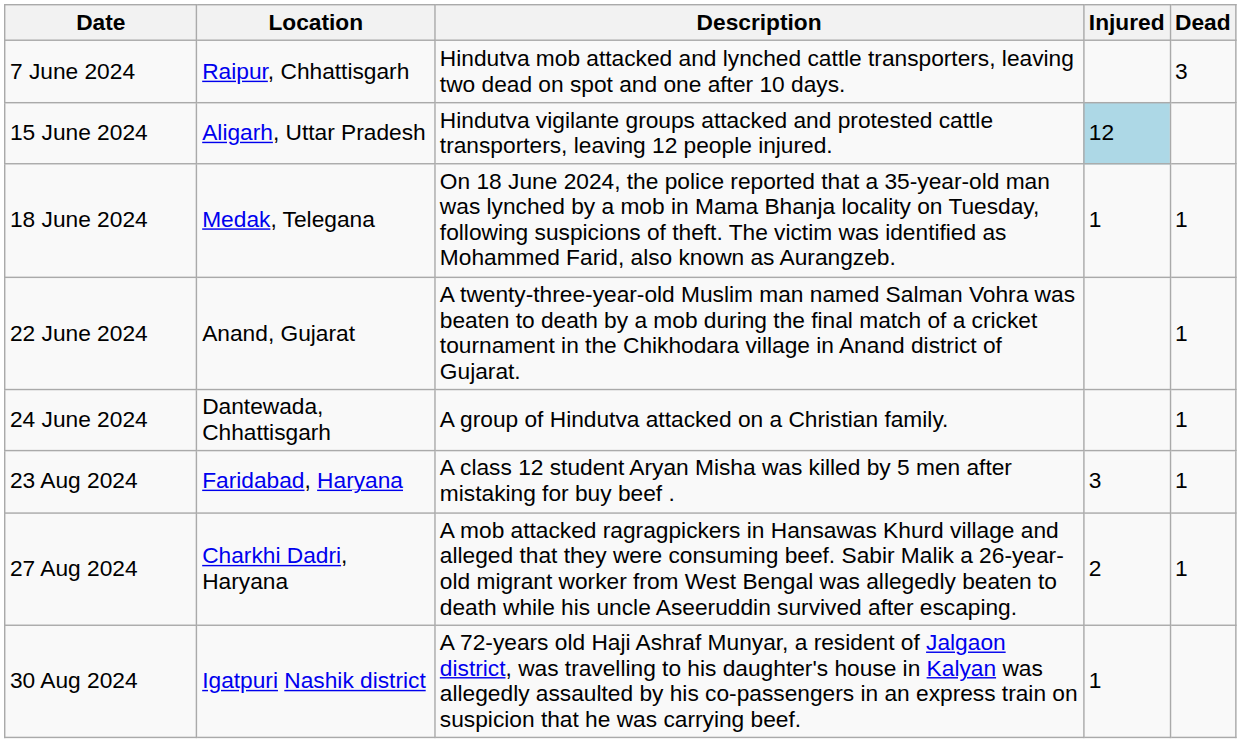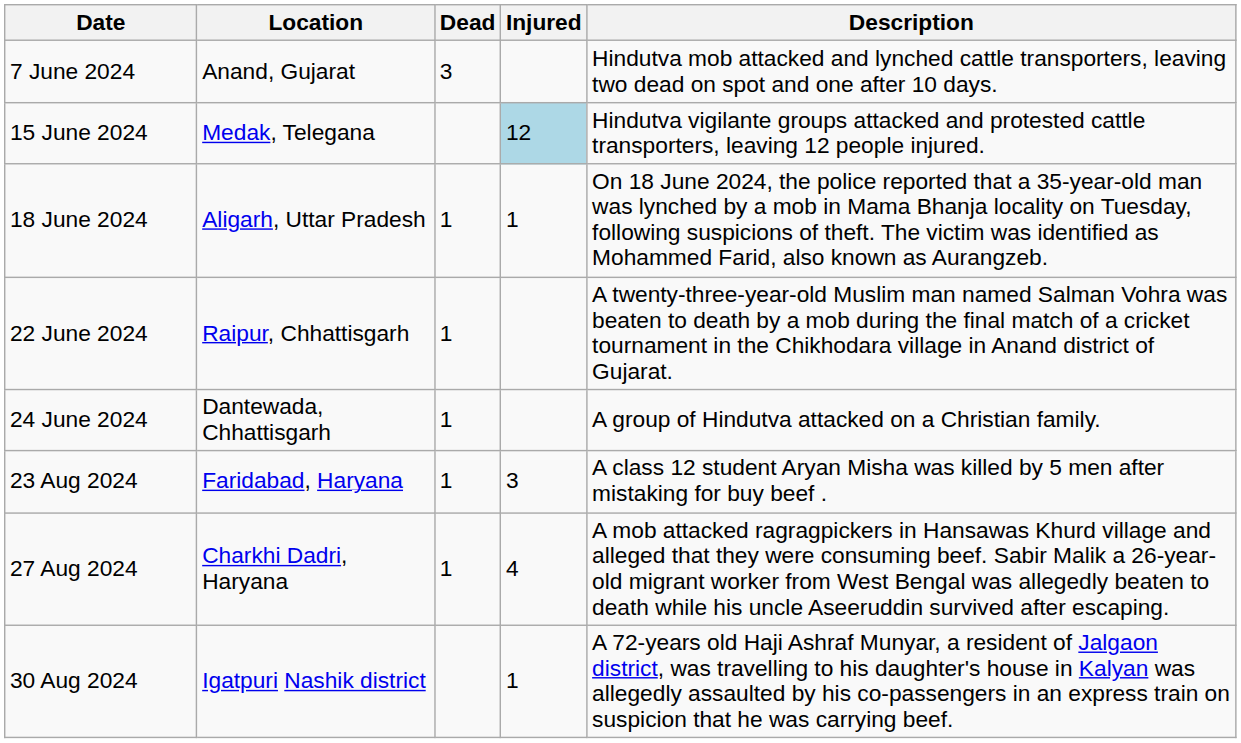columns swapped: (1203, 22) <-> (759, 22)
(306, 71) Raipur, Chhattisgarh -> (279, 71) Anand, Gujarat
(314, 132) Aligarh, Uttar Pradesh -> (288, 132) Medak, Telegana
(288, 220) Medak, Telegana -> (314, 220) Aligarh, Uttar Pradesh
(279, 332) Anand, Gujarat -> (306, 332) Raipur, Chhattisgarh
(1095, 568) 2 -> (512, 568) 4
